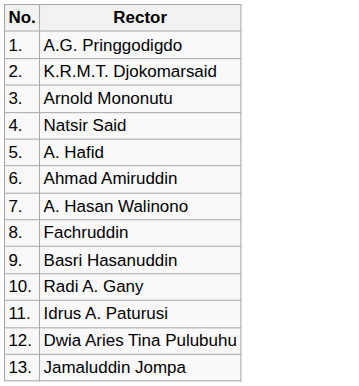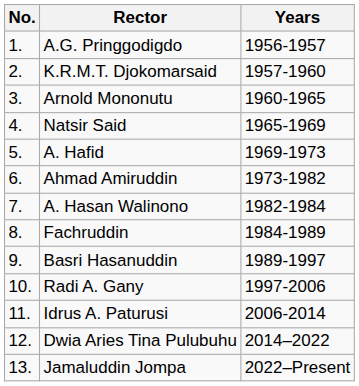+ column: (297, 17)
